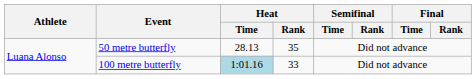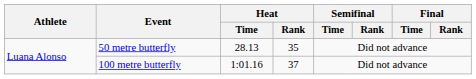(247, 65) lightblue background -> (247, 65) no background
(293, 65) 33 -> (293, 65) 37
